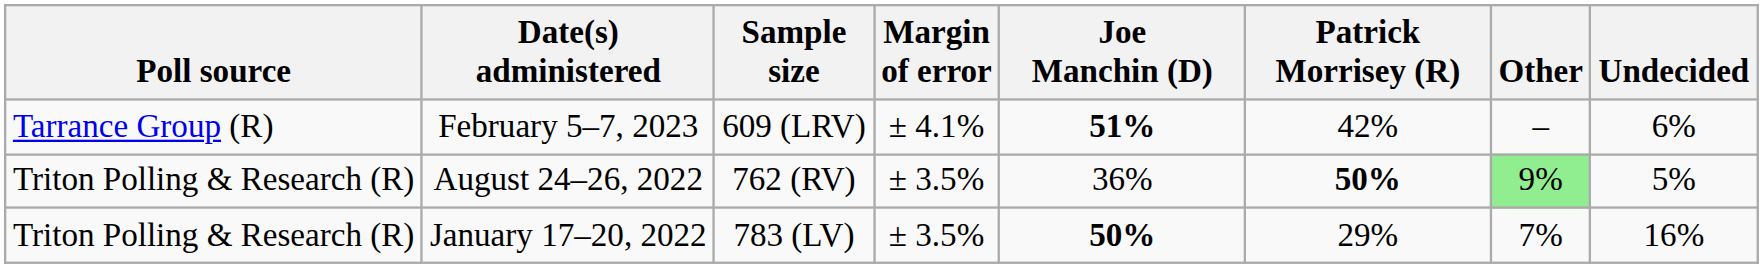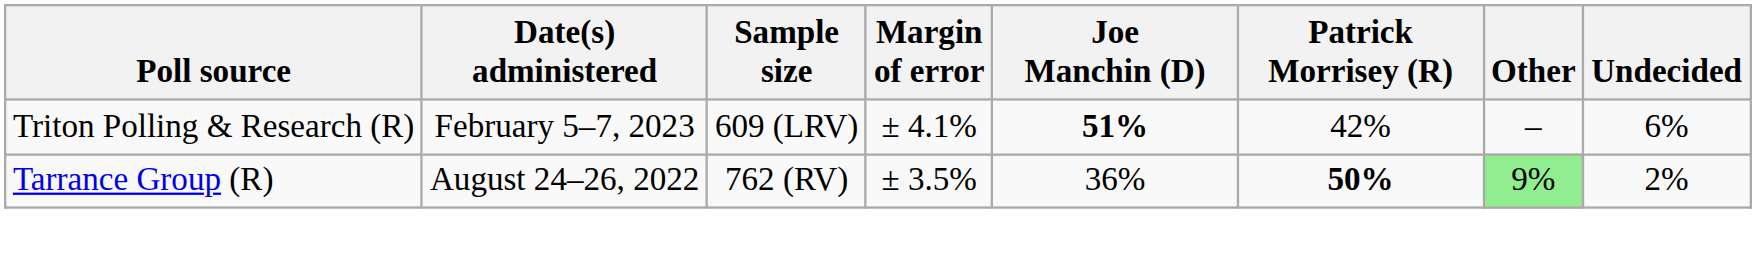(143, 125) Tarrance Group (R) -> (214, 125) Triton Polling & Research (R)
(214, 180) Triton Polling & Research (R) -> (143, 180) Tarrance Group (R)
(1674, 180) 5% -> (1667, 180) 2%
- row: (568, 235)
